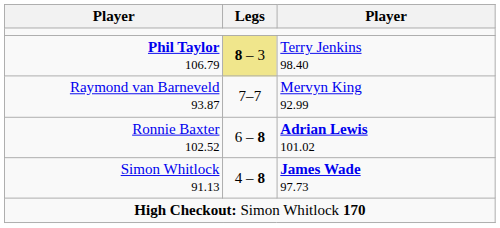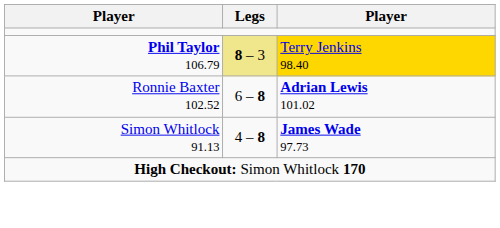(321, 55) no background -> (321, 55) gold background
- row: (145, 96)
